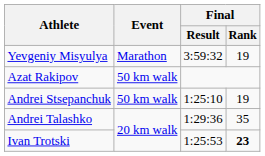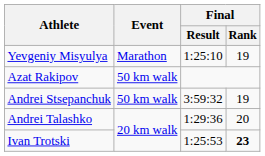(203, 56) 3:59:32 -> (203, 56) 1:25:10
(203, 98) 1:25:10 -> (203, 98) 3:59:32
(243, 120) 35 -> (243, 120) 20
